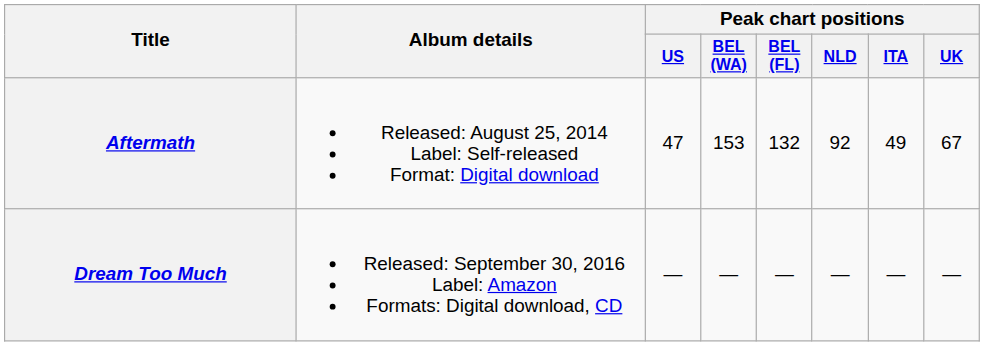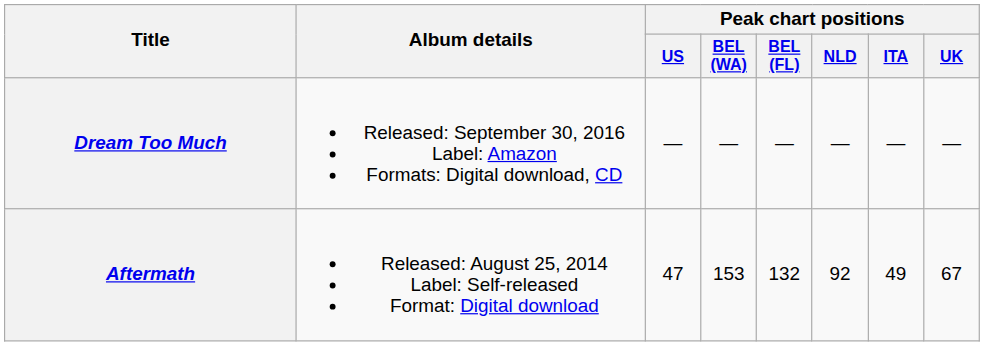rows swapped: (151, 143) <-> (151, 274)
